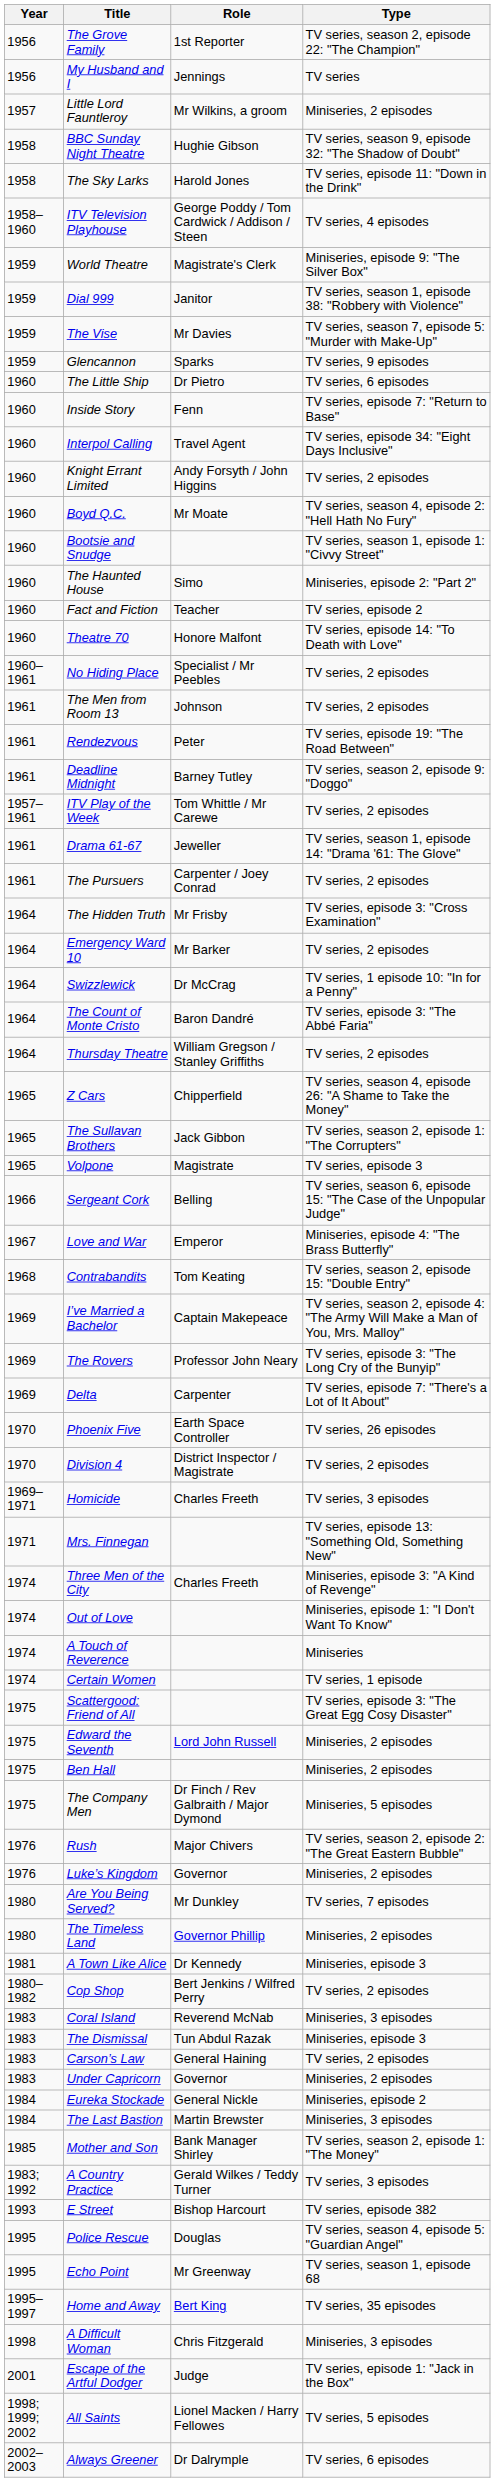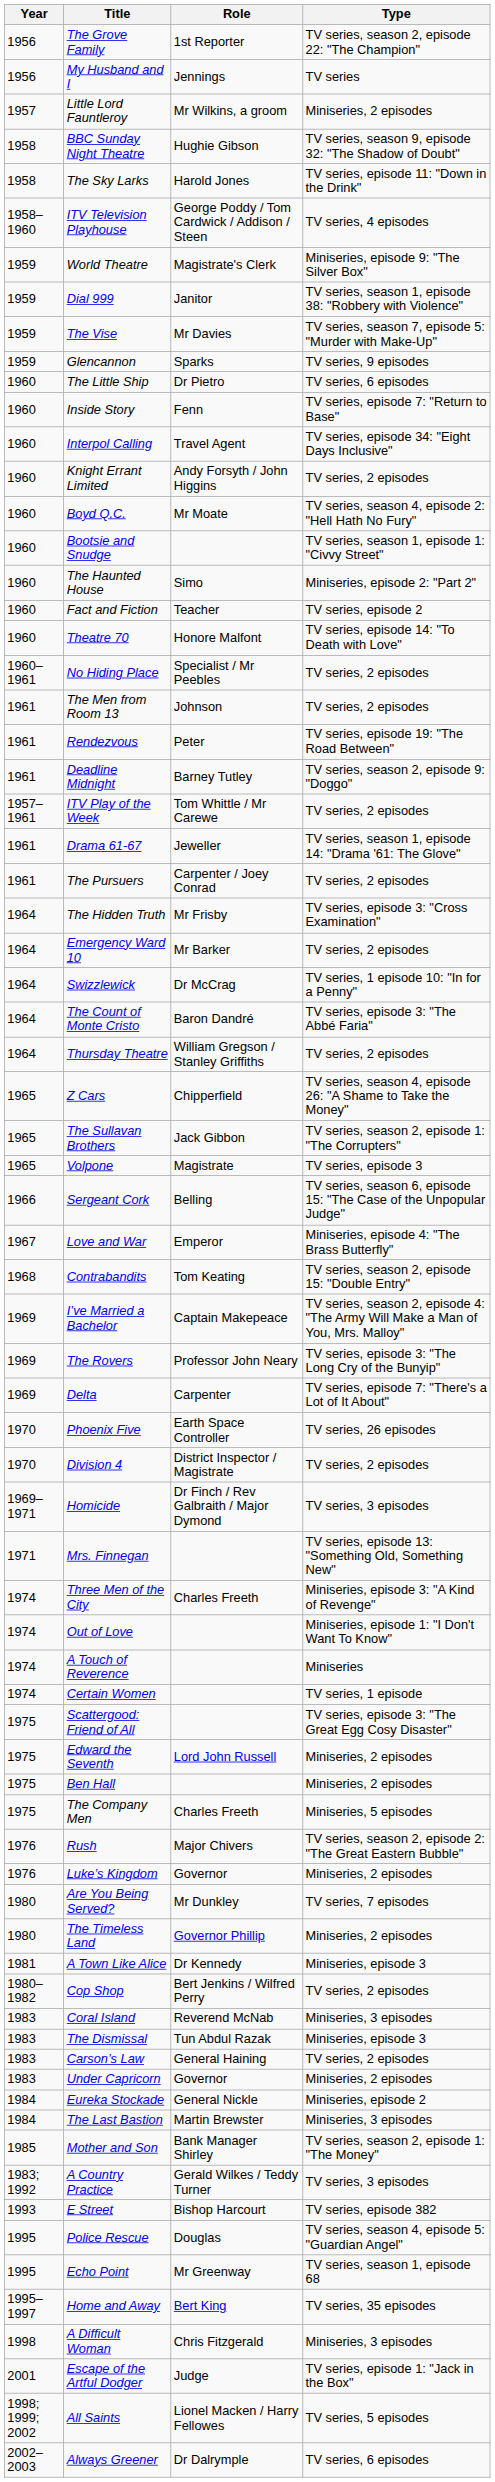(216, 1499) Charles Freeth -> (221, 1506) Dr Finch / Rev Galbraith / Major Dymond
(221, 1804) Dr Finch / Rev Galbraith / Major Dymond -> (216, 1811) Charles Freeth
